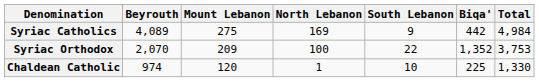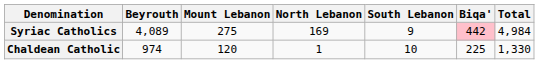(476, 31) no background -> (476, 31) pink background
- row: (64, 49)
